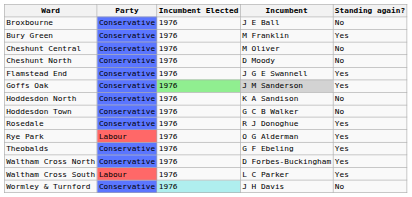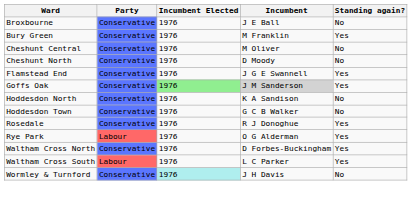- row: (27, 149)
